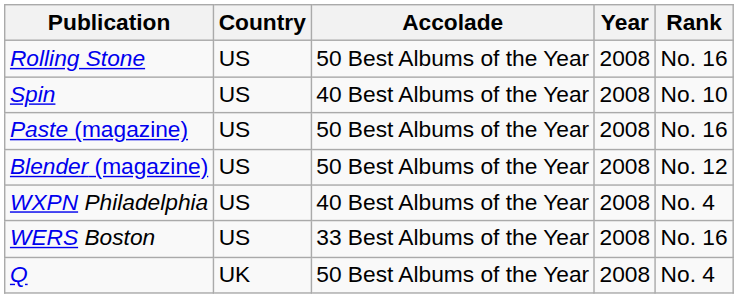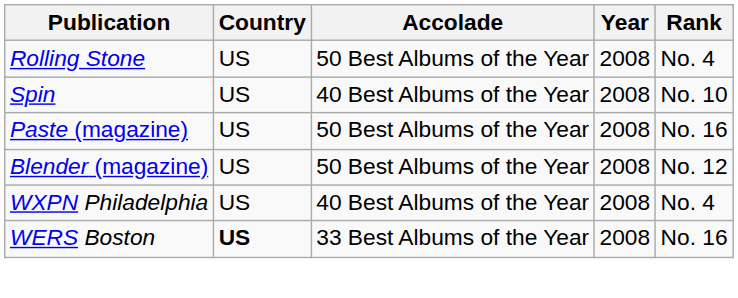(694, 58) No. 16 -> (688, 58) No. 4
(234, 238) normal -> (234, 238) bold
- row: (19, 274)
